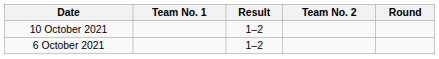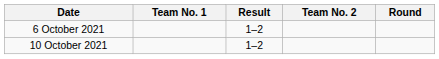rows swapped: (69, 45) <-> (69, 29)
